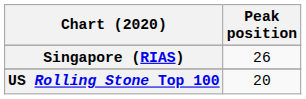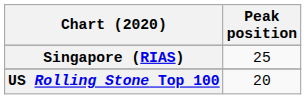(262, 57) 26 -> (262, 57) 25
